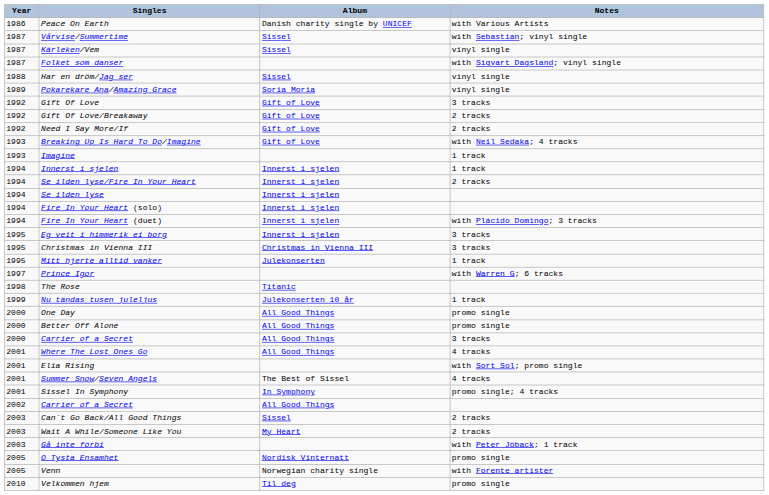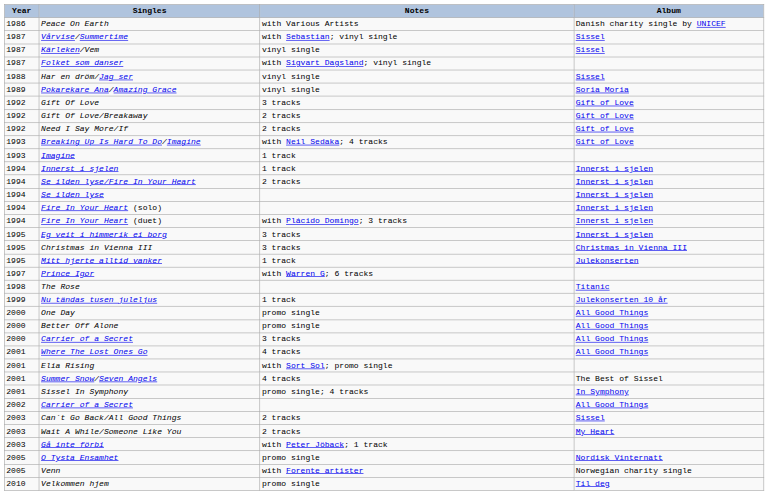columns swapped: (607, 11) <-> (355, 11)
